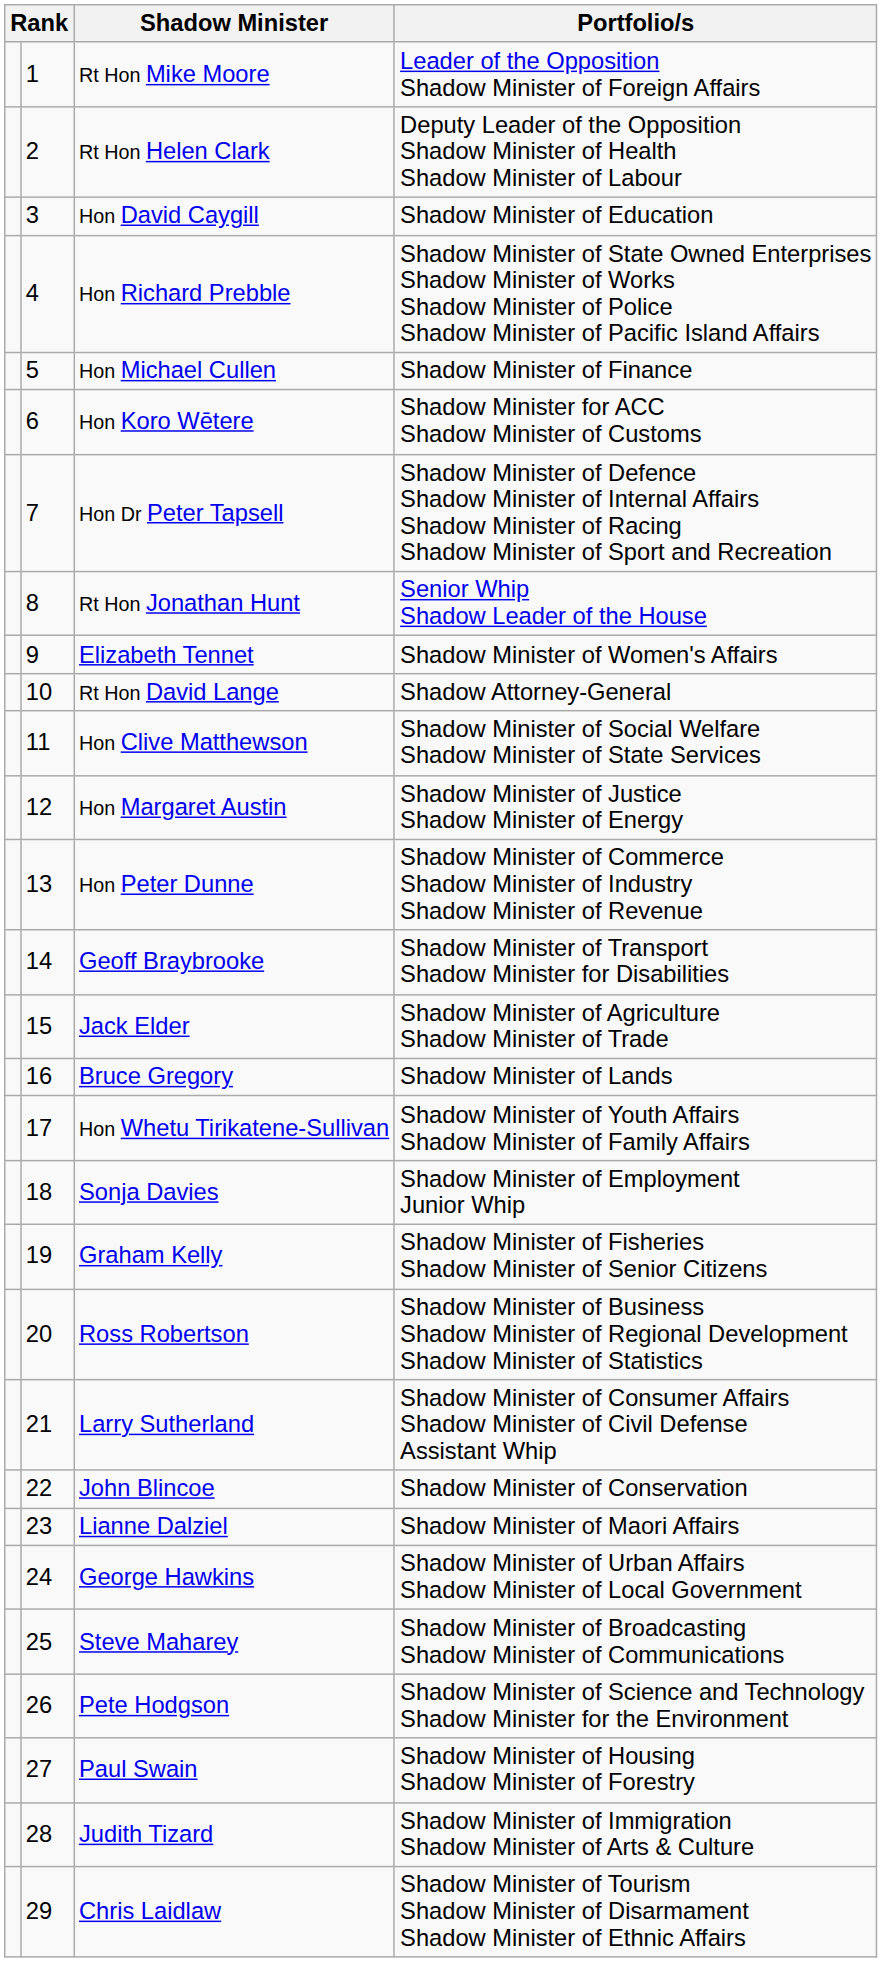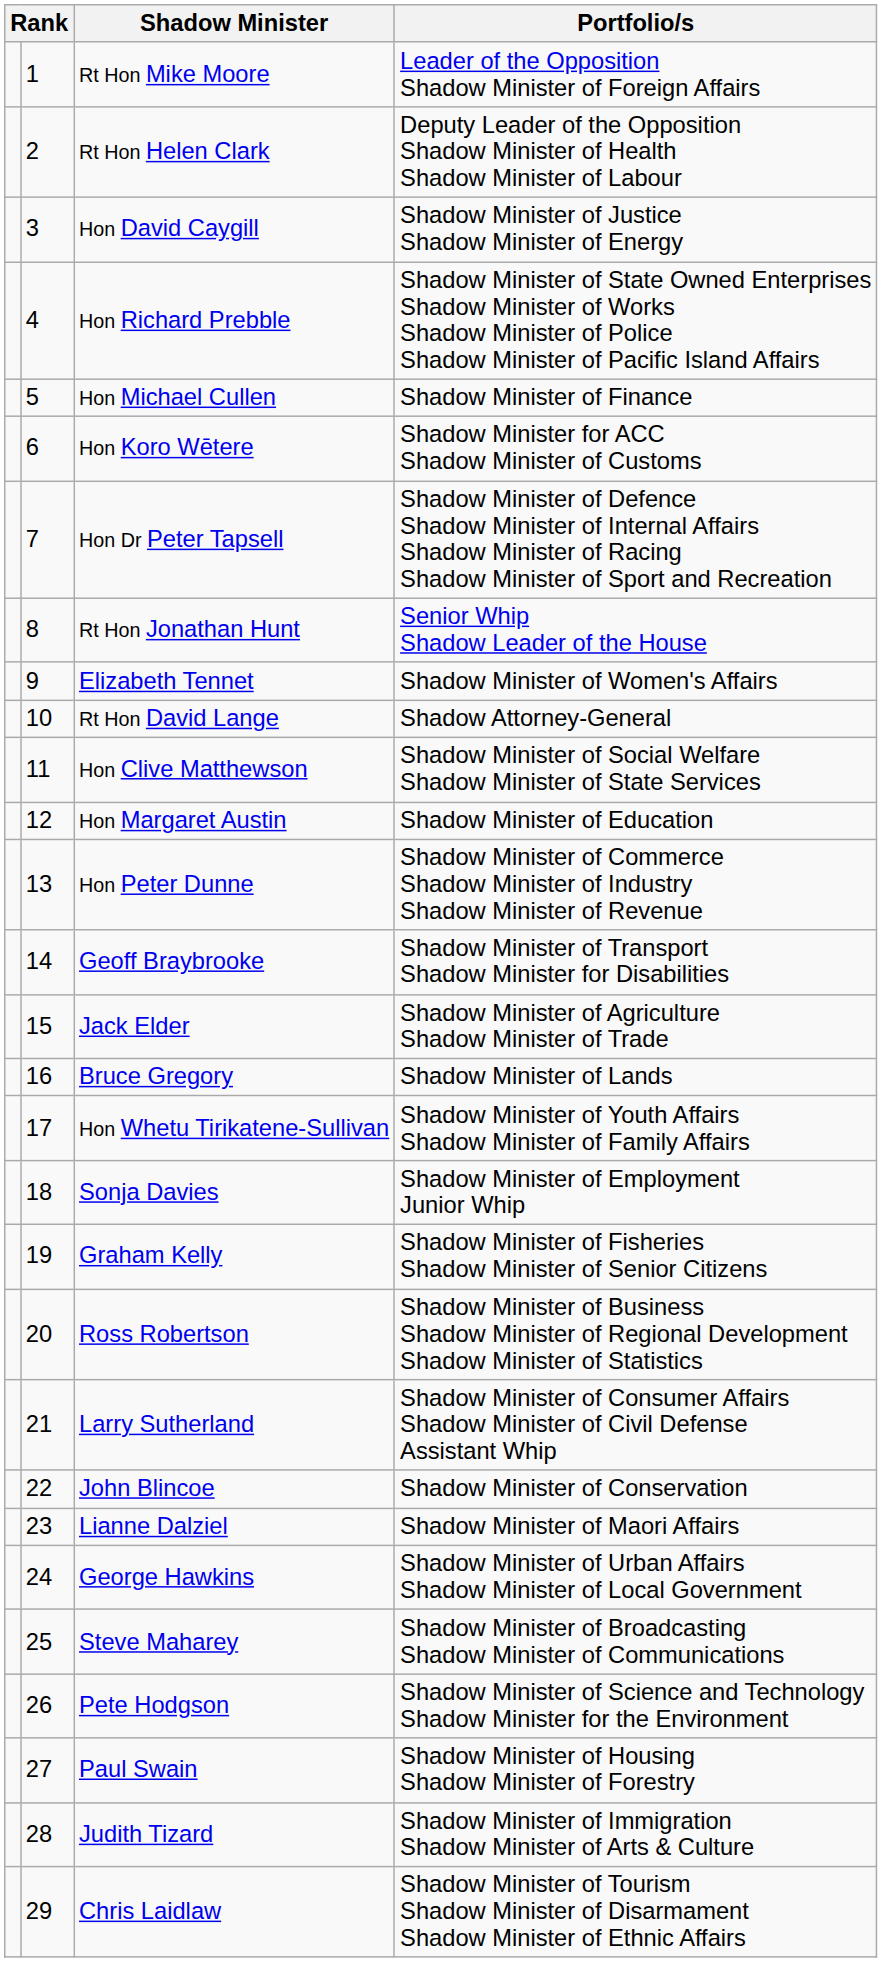(557, 215) Shadow Minister of Education -> (542, 229) Shadow Minister of Justice Shadow Minister of Energy
(542, 806) Shadow Minister of Justice Shadow Minister of Energy -> (557, 820) Shadow Minister of Education
